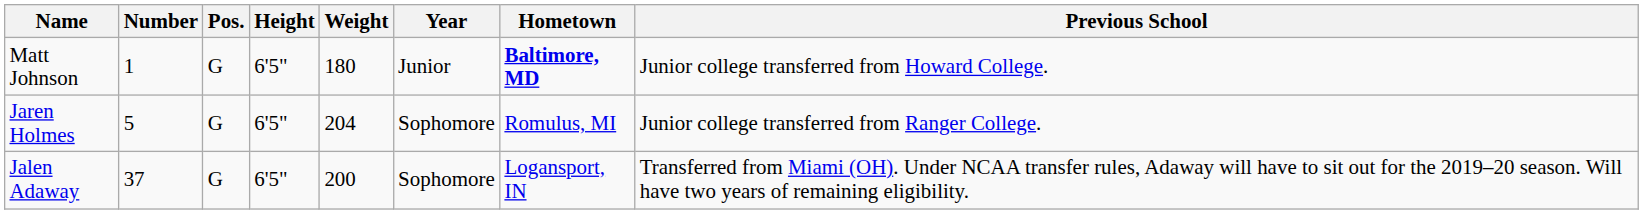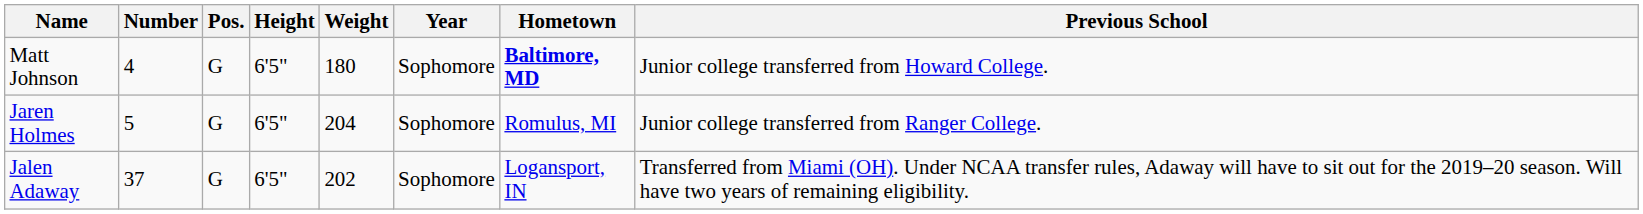(129, 66) 1 -> (129, 66) 4
(424, 66) Junior -> (446, 66) Sophomore
(340, 179) 200 -> (340, 179) 202
